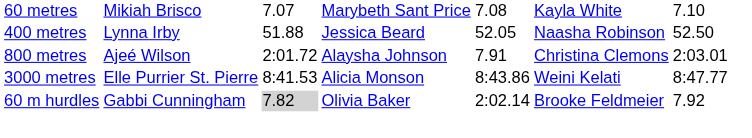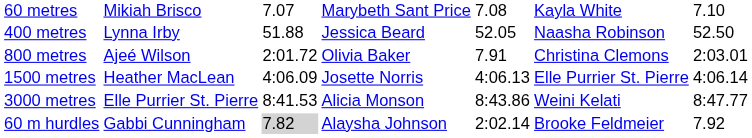(384, 55) Alaysha Johnson -> (366, 55) Olivia Baker
+ row: (50, 78)
(366, 100) Olivia Baker -> (384, 123) Alaysha Johnson
